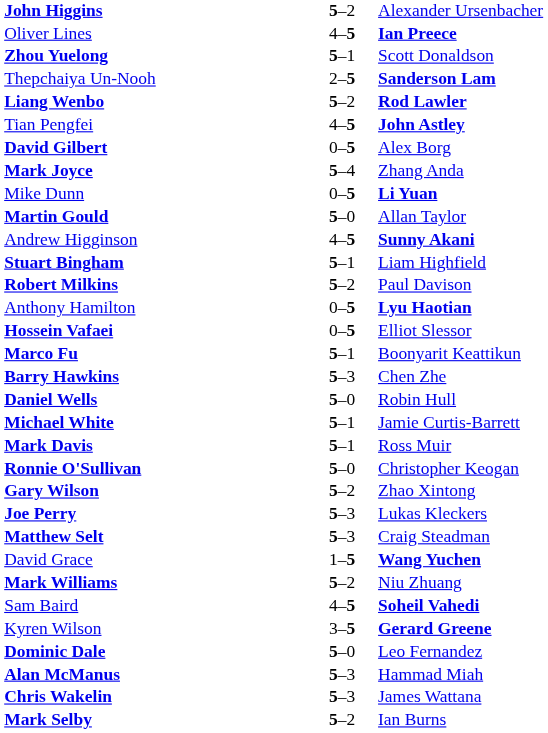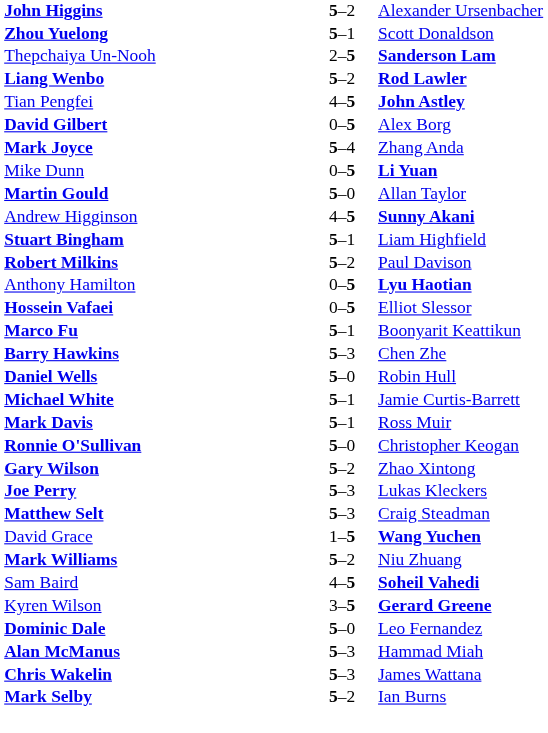- row: (48, 33)
